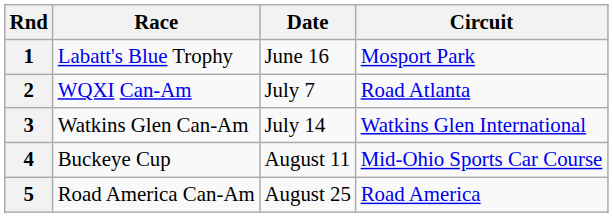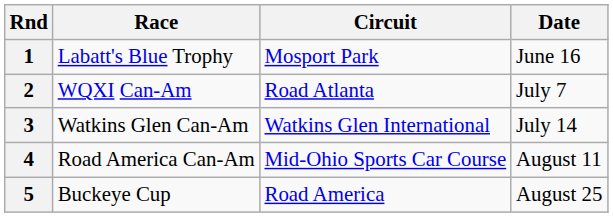columns swapped: (482, 22) <-> (308, 22)
(114, 159) Buckeye Cup -> (156, 159) Road America Can-Am
(156, 194) Road America Can-Am -> (114, 194) Buckeye Cup
